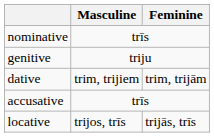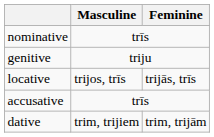rows swapped: (24, 79) <-> (29, 121)
